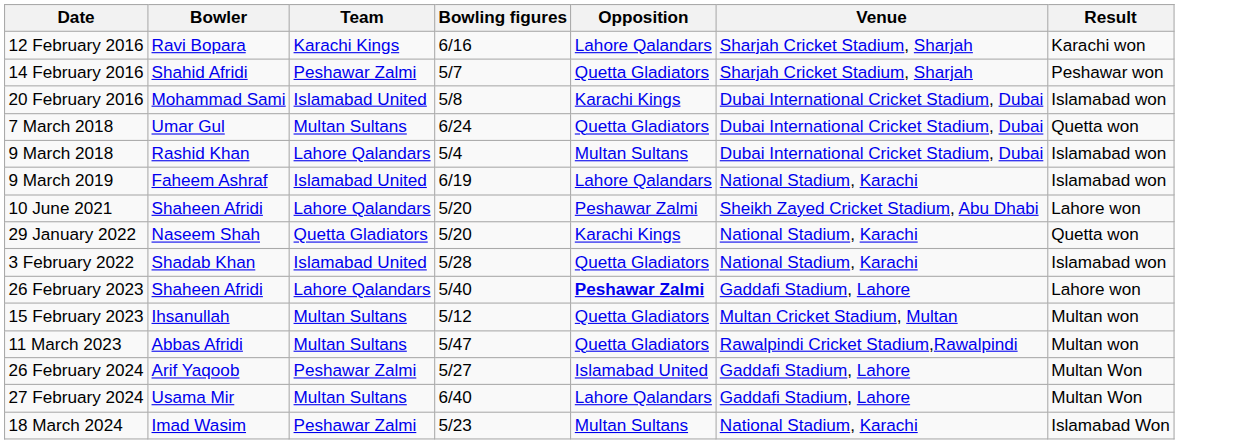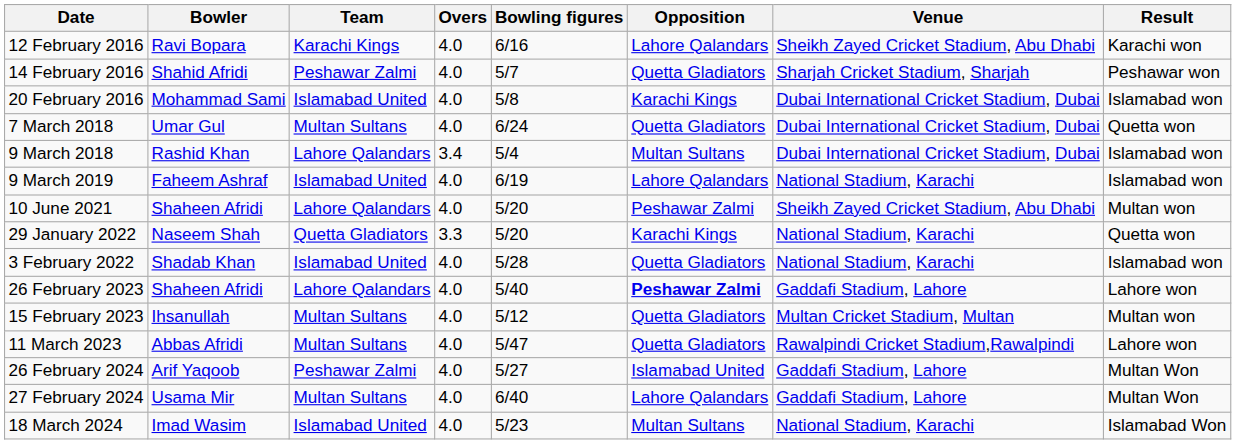+ column: (463, 18)
(846, 45) Sharjah Cricket Stadium, Sharjah -> (936, 45) Sheikh Zayed Cricket Stadium, Abu Dhabi
(1096, 208) Lahore won -> (1151, 208) Multan won
(1095, 343) Multan won -> (1152, 343) Lahore won
(355, 425) Peshawar Zalmi -> (360, 425) Islamabad United
